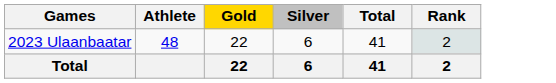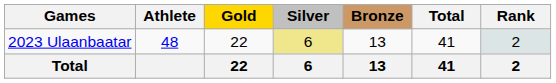+ column: (377, 16)
(308, 41) no background -> (308, 41) khaki background
